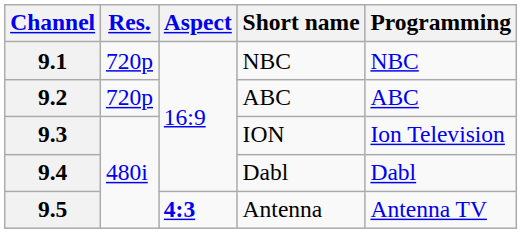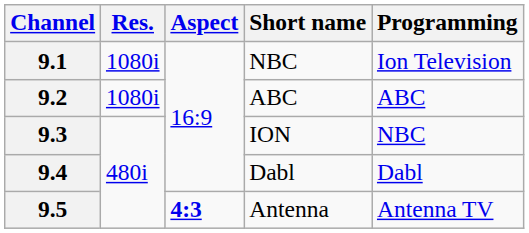(129, 60) 720p -> (133, 60) 1080i
(395, 60) NBC -> (444, 60) Ion Television
(129, 97) 720p -> (133, 97) 1080i
(438, 135) Ion Television -> (401, 135) NBC
